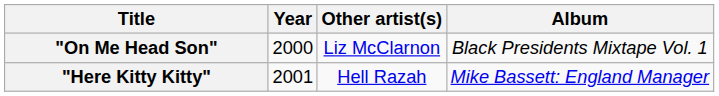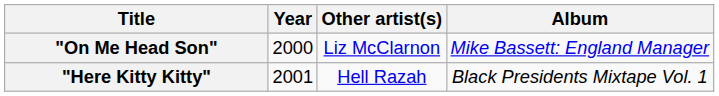(580, 47) Black Presidents Mixtape Vol. 1 -> (580, 47) Mike Bassett: England Manager
(580, 76) Mike Bassett: England Manager -> (580, 76) Black Presidents Mixtape Vol. 1
